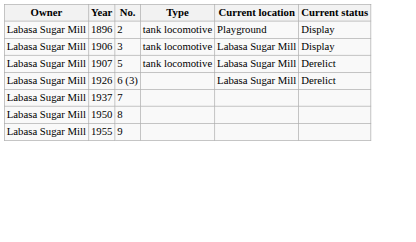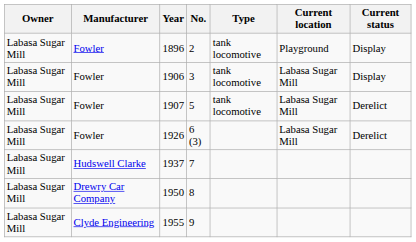+ column: (116, 19)
